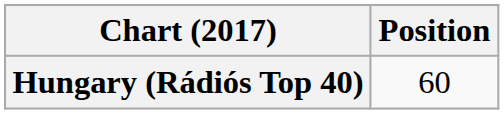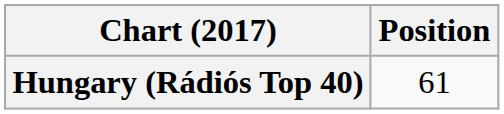(434, 81) 60 -> (434, 81) 61
